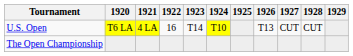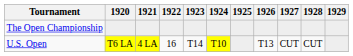rows swapped: (27, 28) <-> (55, 44)
